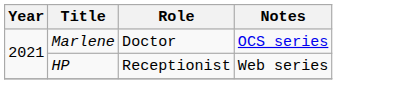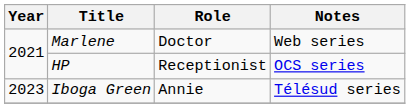(283, 41) OCS series -> (319, 41) Web series
(283, 66) Web series -> (319, 66) OCS series
+ row: (101, 91)
